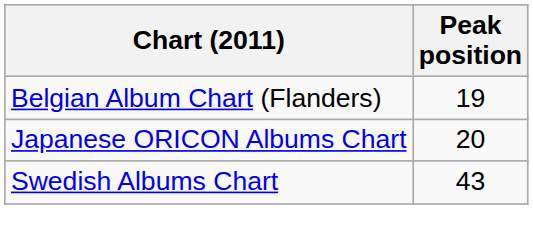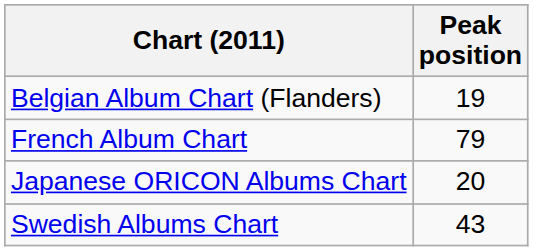+ row: (129, 139)
